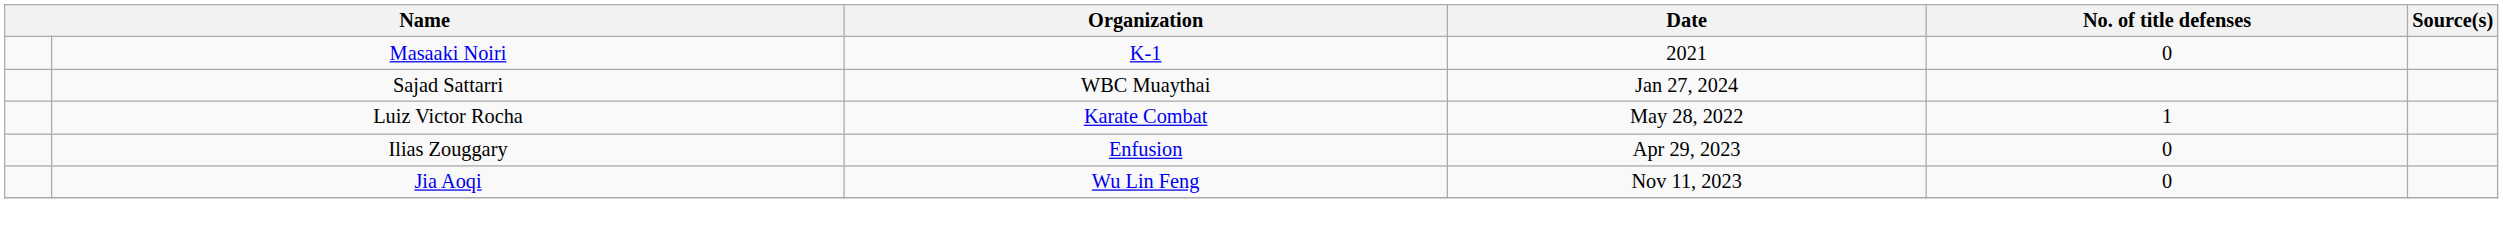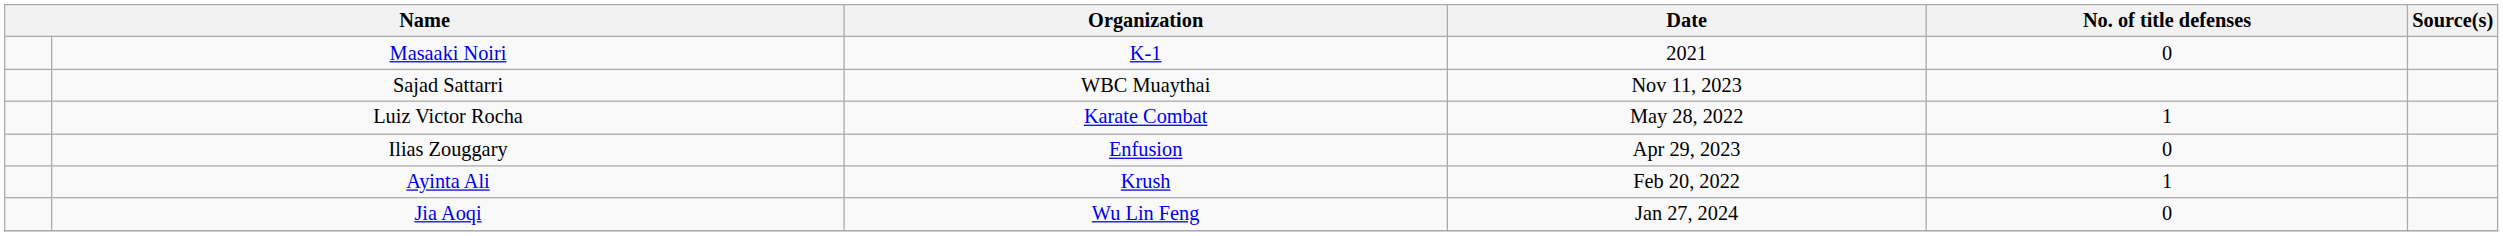(1687, 85) Jan 27, 2024 -> (1687, 85) Nov 11, 2023
+ row: (448, 181)
(1687, 181) Nov 11, 2023 -> (1687, 213) Jan 27, 2024
